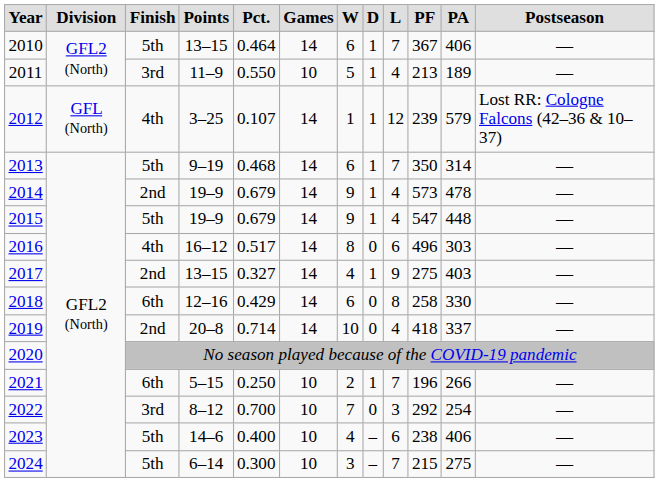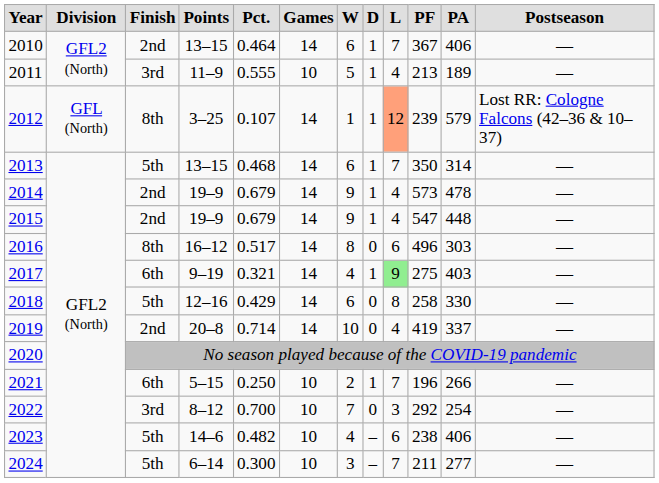(153, 45) 5th -> (153, 45) 2nd
(256, 72) 0.550 -> (256, 72) 0.555
(153, 118) 4th -> (153, 118) 8th
(395, 118) no background -> (395, 118) lightsalmon background
(206, 165) 9–19 -> (206, 165) 13–15
(153, 219) 5th -> (153, 219) 2nd
(153, 246) 4th -> (153, 246) 8th
(153, 273) 2nd -> (153, 273) 6th
(206, 273) 13–15 -> (206, 273) 9–19
(256, 273) 0.327 -> (256, 273) 0.321
(395, 273) no background -> (395, 273) lightgreen background
(153, 300) 6th -> (153, 300) 5th
(425, 328) 418 -> (425, 328) 419
(256, 436) 0.400 -> (256, 436) 0.482
(425, 463) 215 -> (425, 463) 211
(458, 463) 275 -> (458, 463) 277
